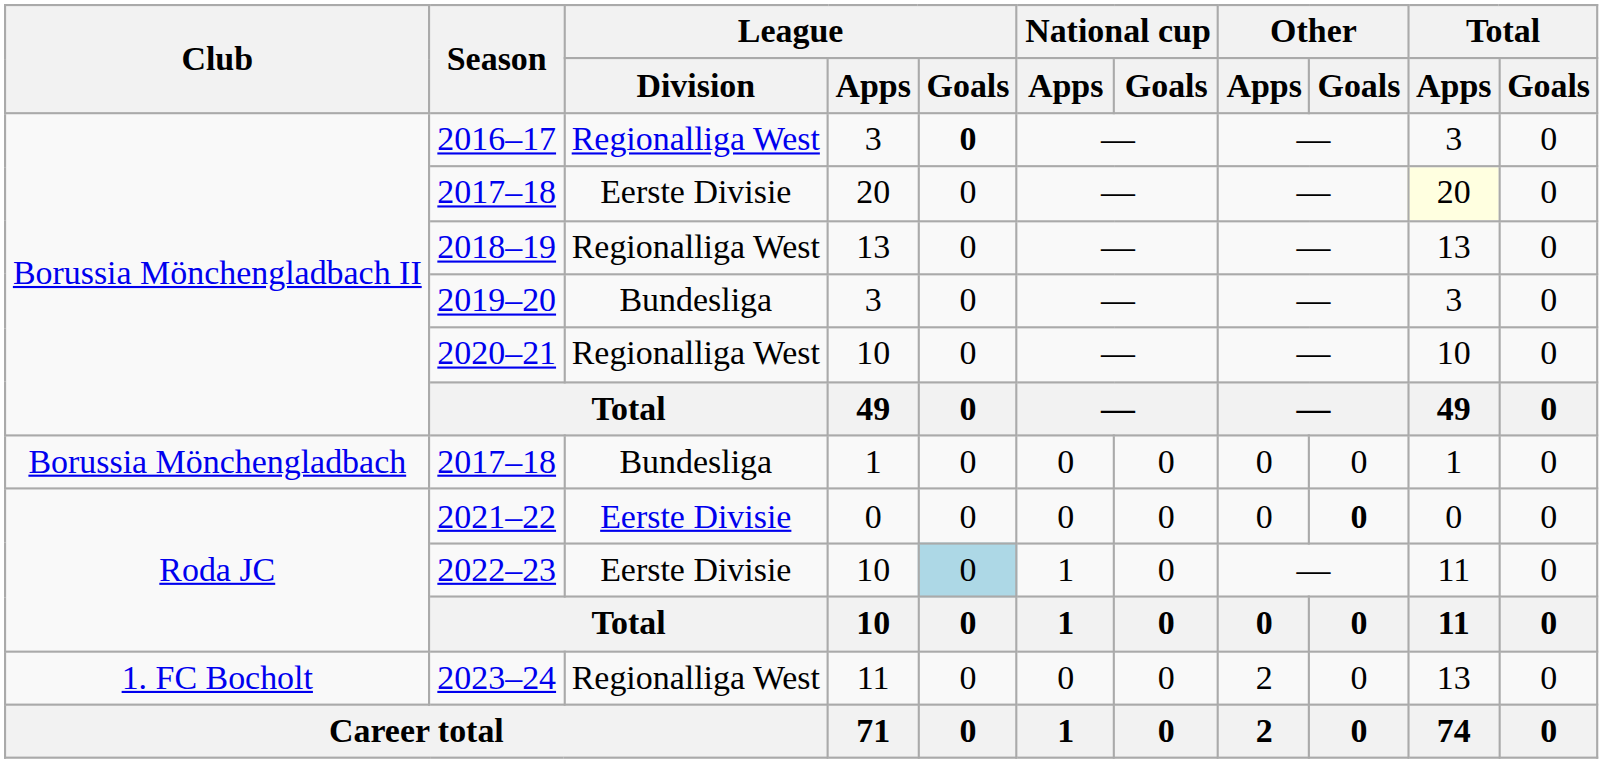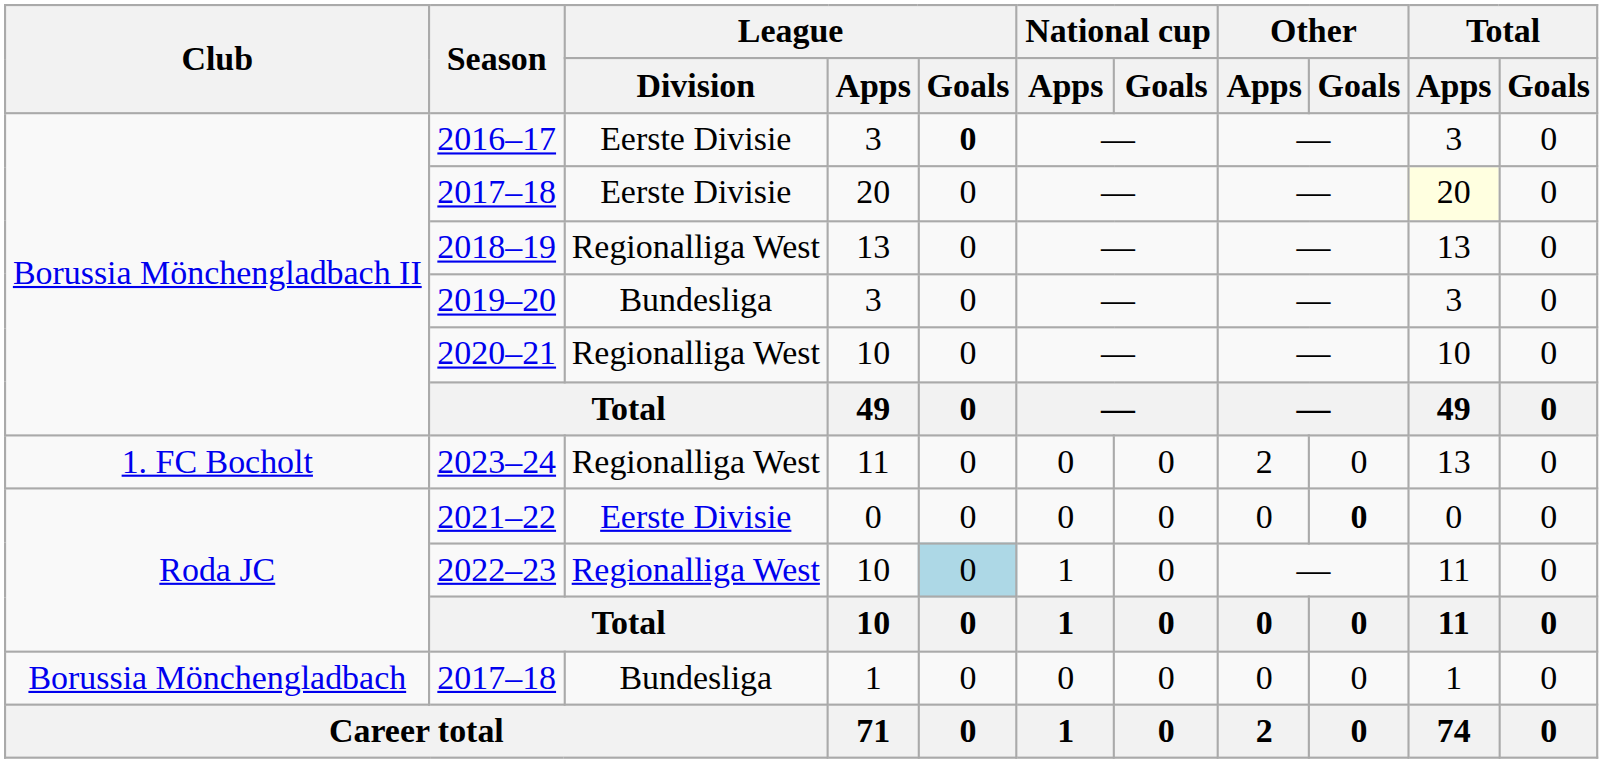(696, 138) Regionalliga West -> (696, 138) Eerste Divisie
rows swapped: (497, 461) <-> (497, 676)
(696, 569) Eerste Divisie -> (696, 569) Regionalliga West
